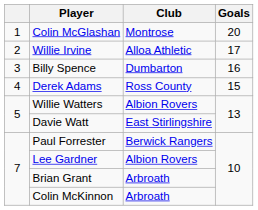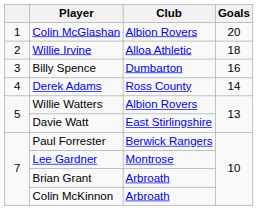(150, 31) Montrose -> (161, 31) Albion Rovers
(234, 50) 17 -> (234, 50) 18
(234, 86) 15 -> (234, 86) 14
(161, 159) Albion Rovers -> (150, 159) Montrose
